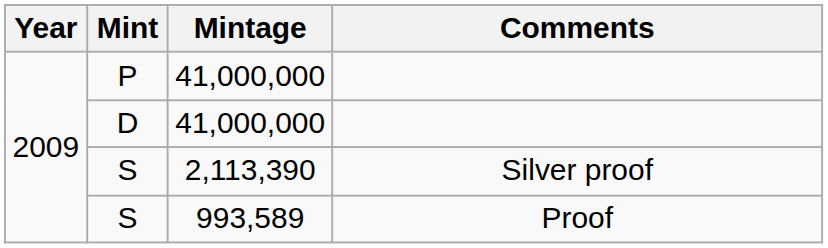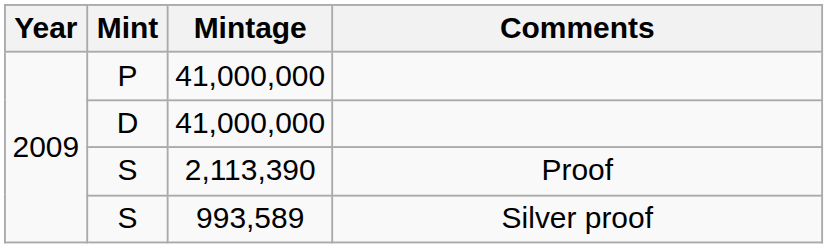(577, 170) Silver proof -> (577, 170) Proof
(577, 218) Proof -> (577, 218) Silver proof
